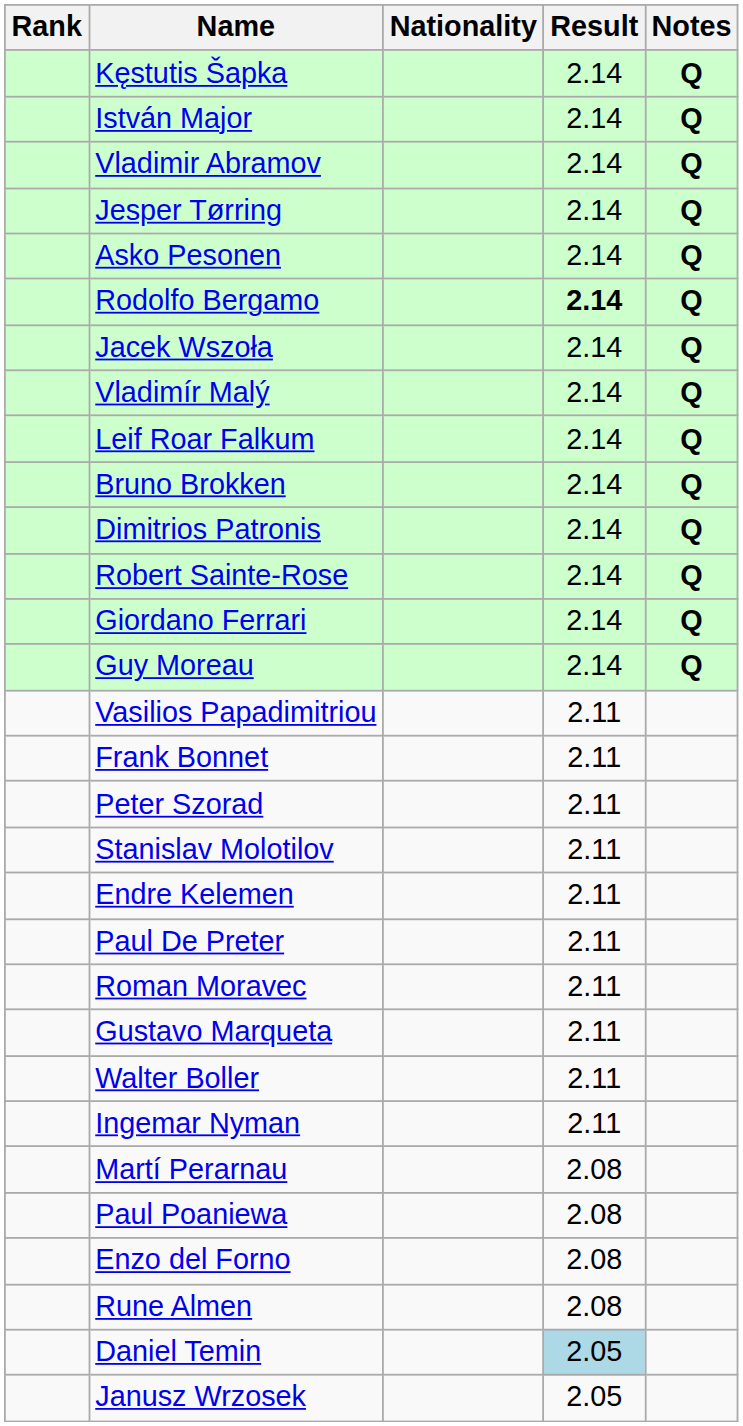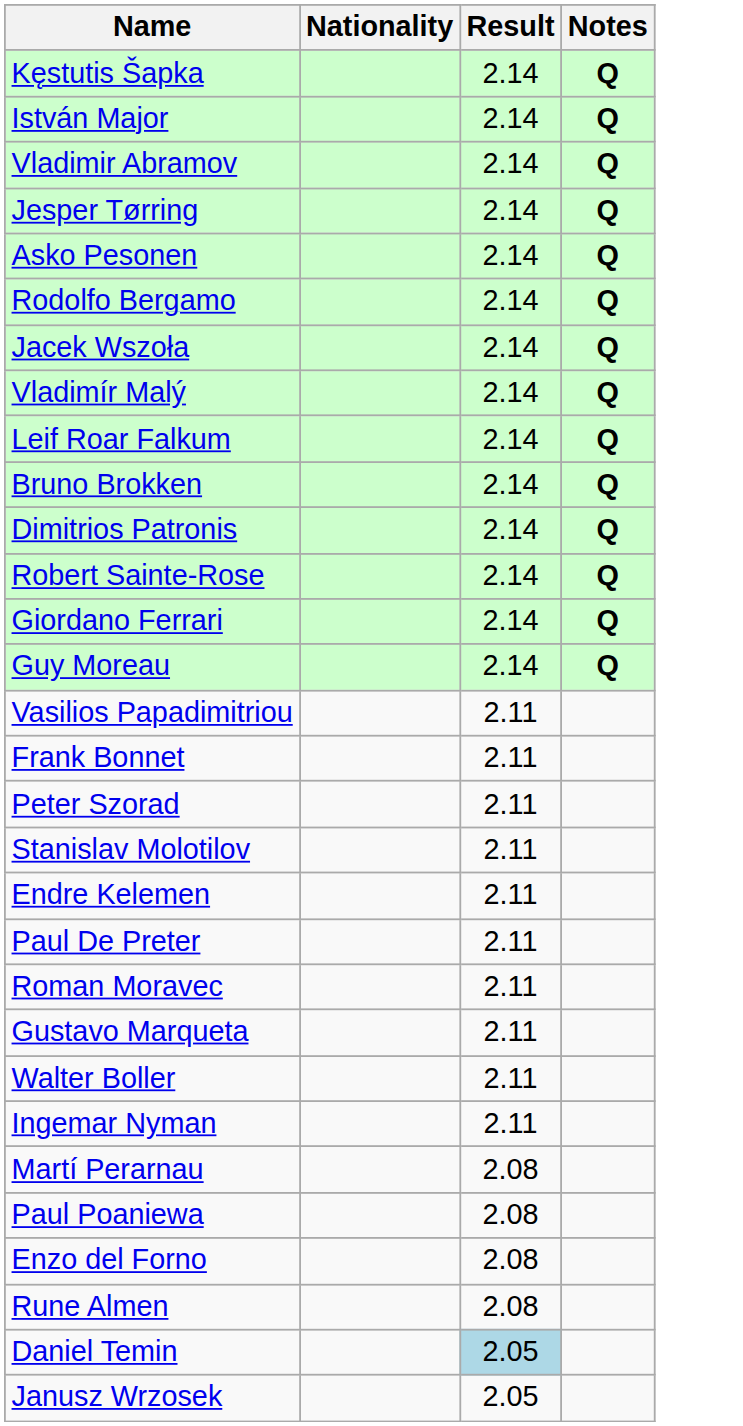- column: (47, 27)
(594, 301) bold -> (511, 301) normal
